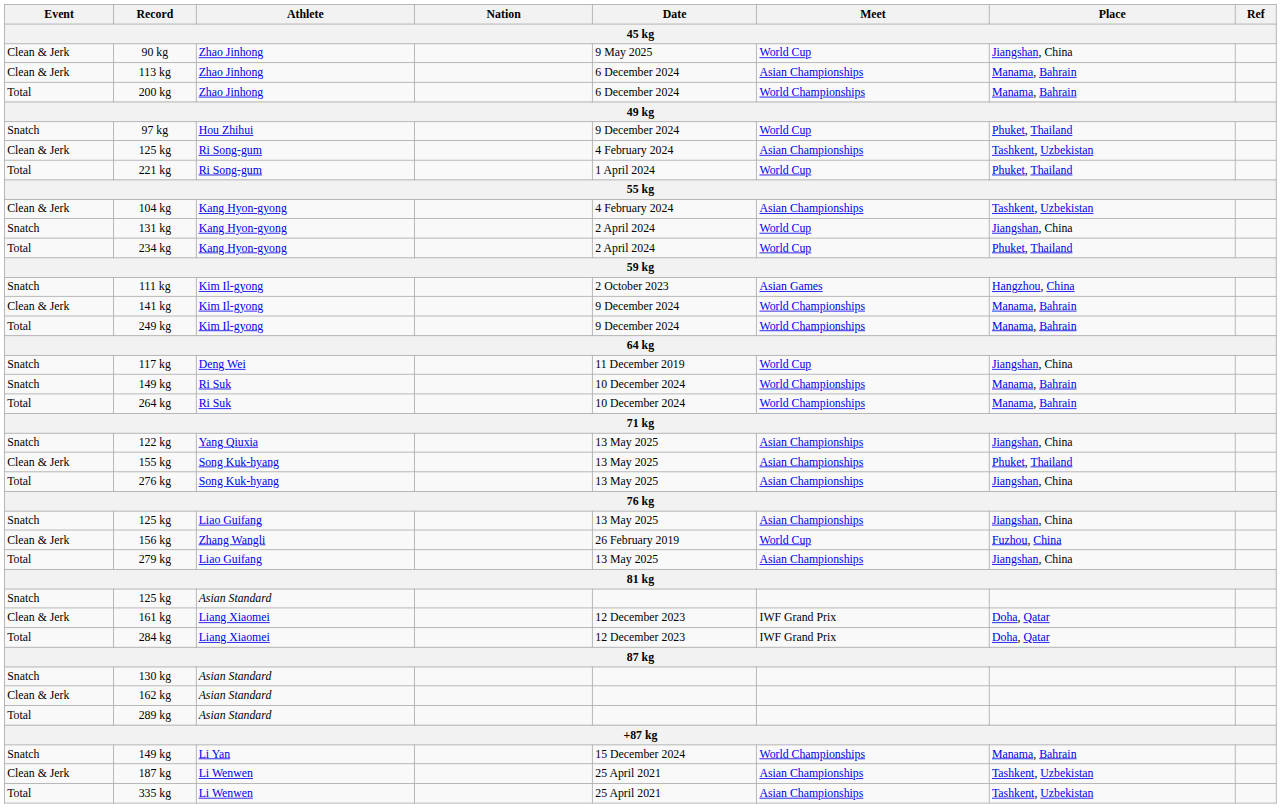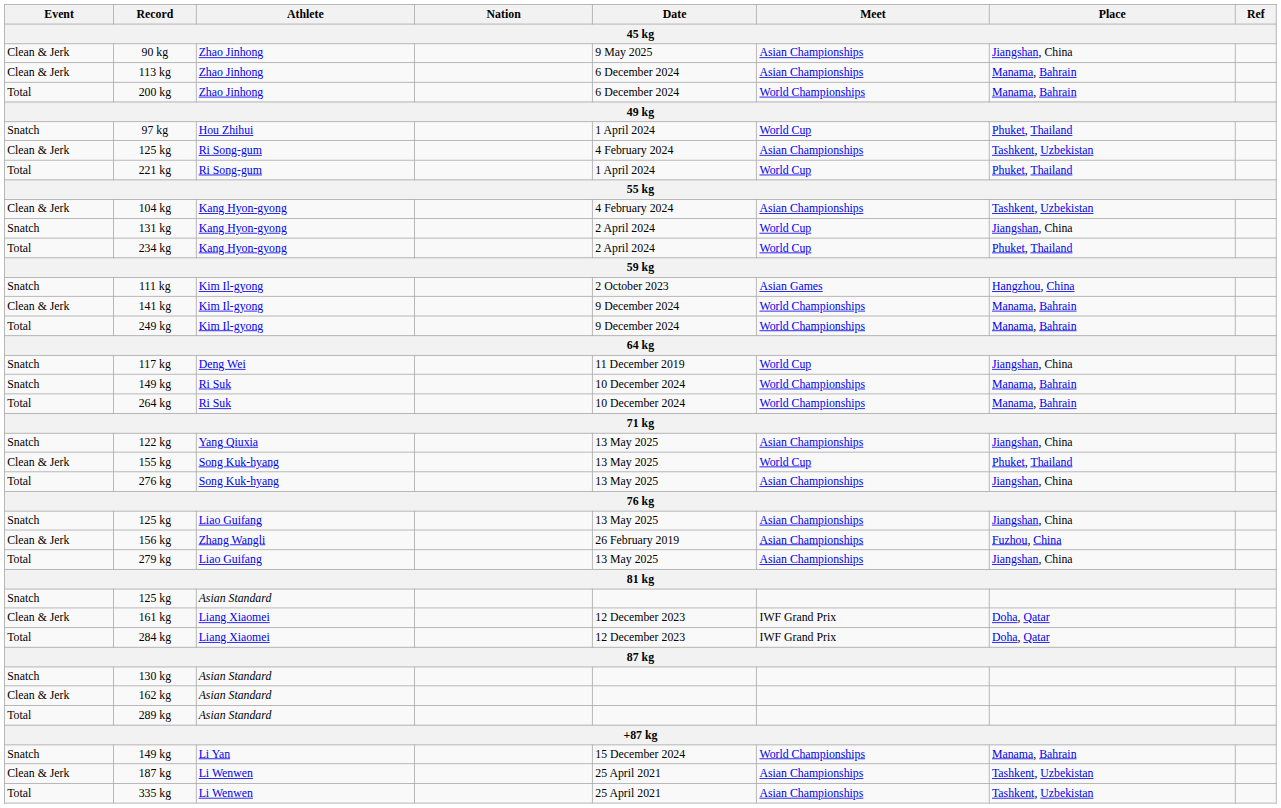(785, 53) World Cup -> (811, 53) Asian Championships
(637, 131) 9 December 2024 -> (625, 131) 1 April 2024
(811, 462) Asian Championships -> (785, 462) World Cup
(785, 540) World Cup -> (811, 540) Asian Championships
